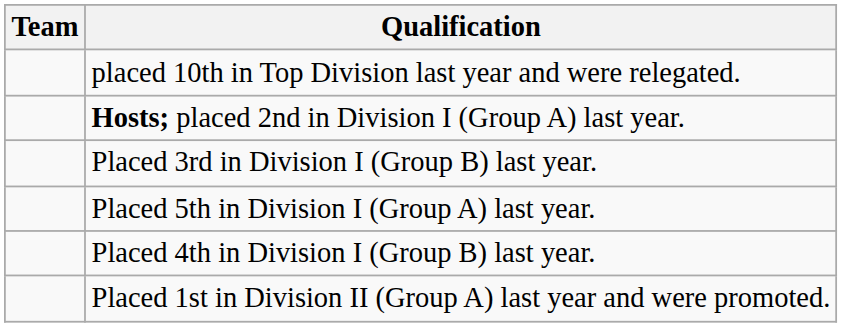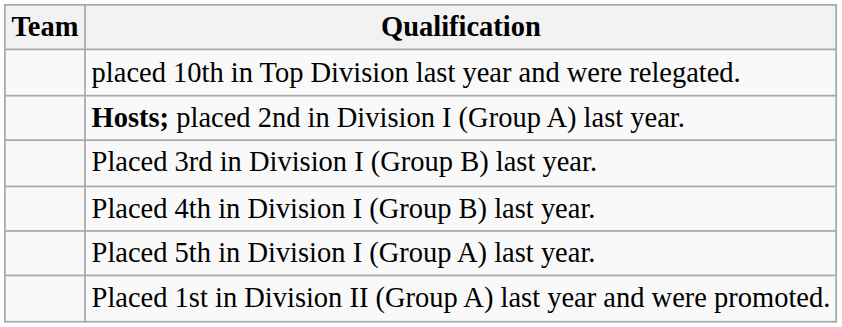rows swapped: (344, 252) <-> (344, 207)
